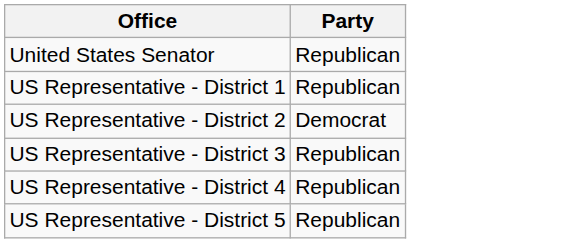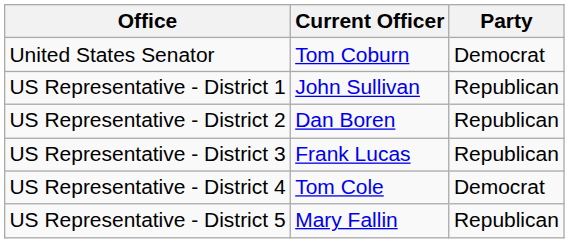+ column: (370, 21)
(348, 54) Republican -> (499, 54) Democrat
(341, 120) Democrat -> (506, 120) Republican
(348, 187) Republican -> (499, 187) Democrat
